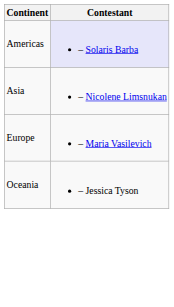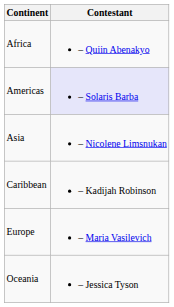+ row: (19, 44)
+ row: (27, 185)
